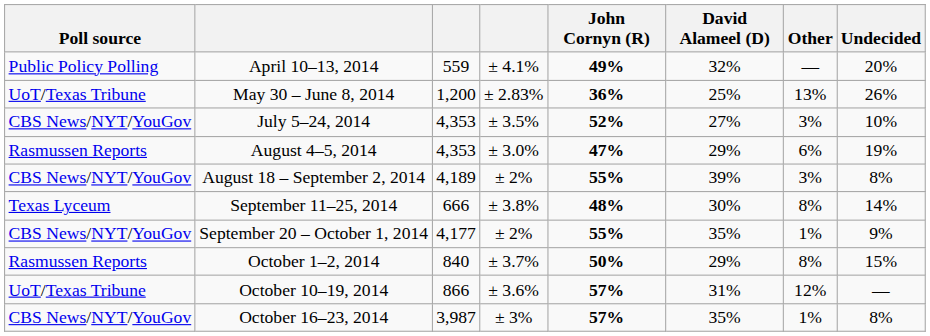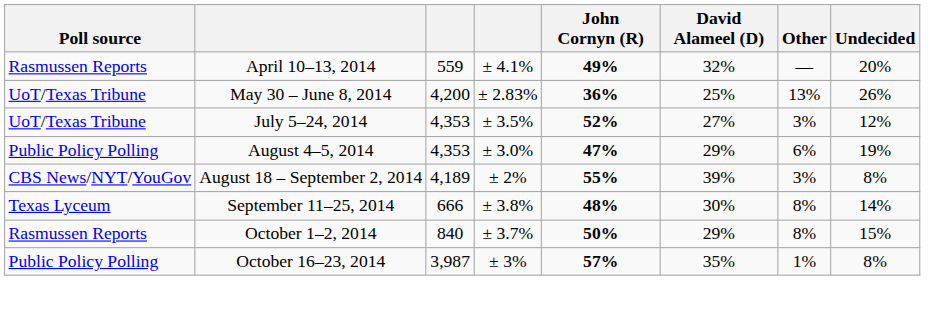(83, 66) Public Policy Polling -> (78, 66) Rasmussen Reports
(456, 94) 1,200 -> (450, 94) 4,200
(100, 121) CBS News/NYT/YouGov -> (77, 121) UoT/Texas Tribune
(881, 121) 10% -> (875, 121) 12%
(78, 149) Rasmussen Reports -> (83, 149) Public Policy Polling
- row: (314, 233)
- row: (314, 289)
(100, 317) CBS News/NYT/YouGov -> (83, 261) Public Policy Polling
